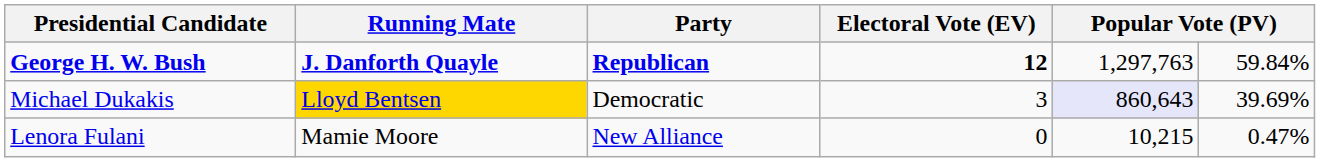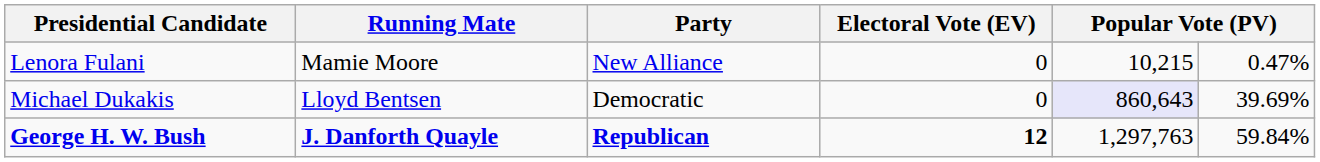rows swapped: (108, 61) <-> (77, 136)
(371, 99) gold background -> (371, 99) no background
(1041, 99) 3 -> (1041, 99) 0
